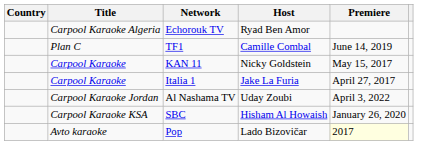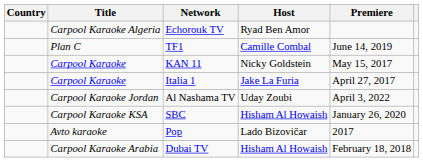(343, 132) lightyellow background -> (343, 132) no background
+ row: (187, 149)
